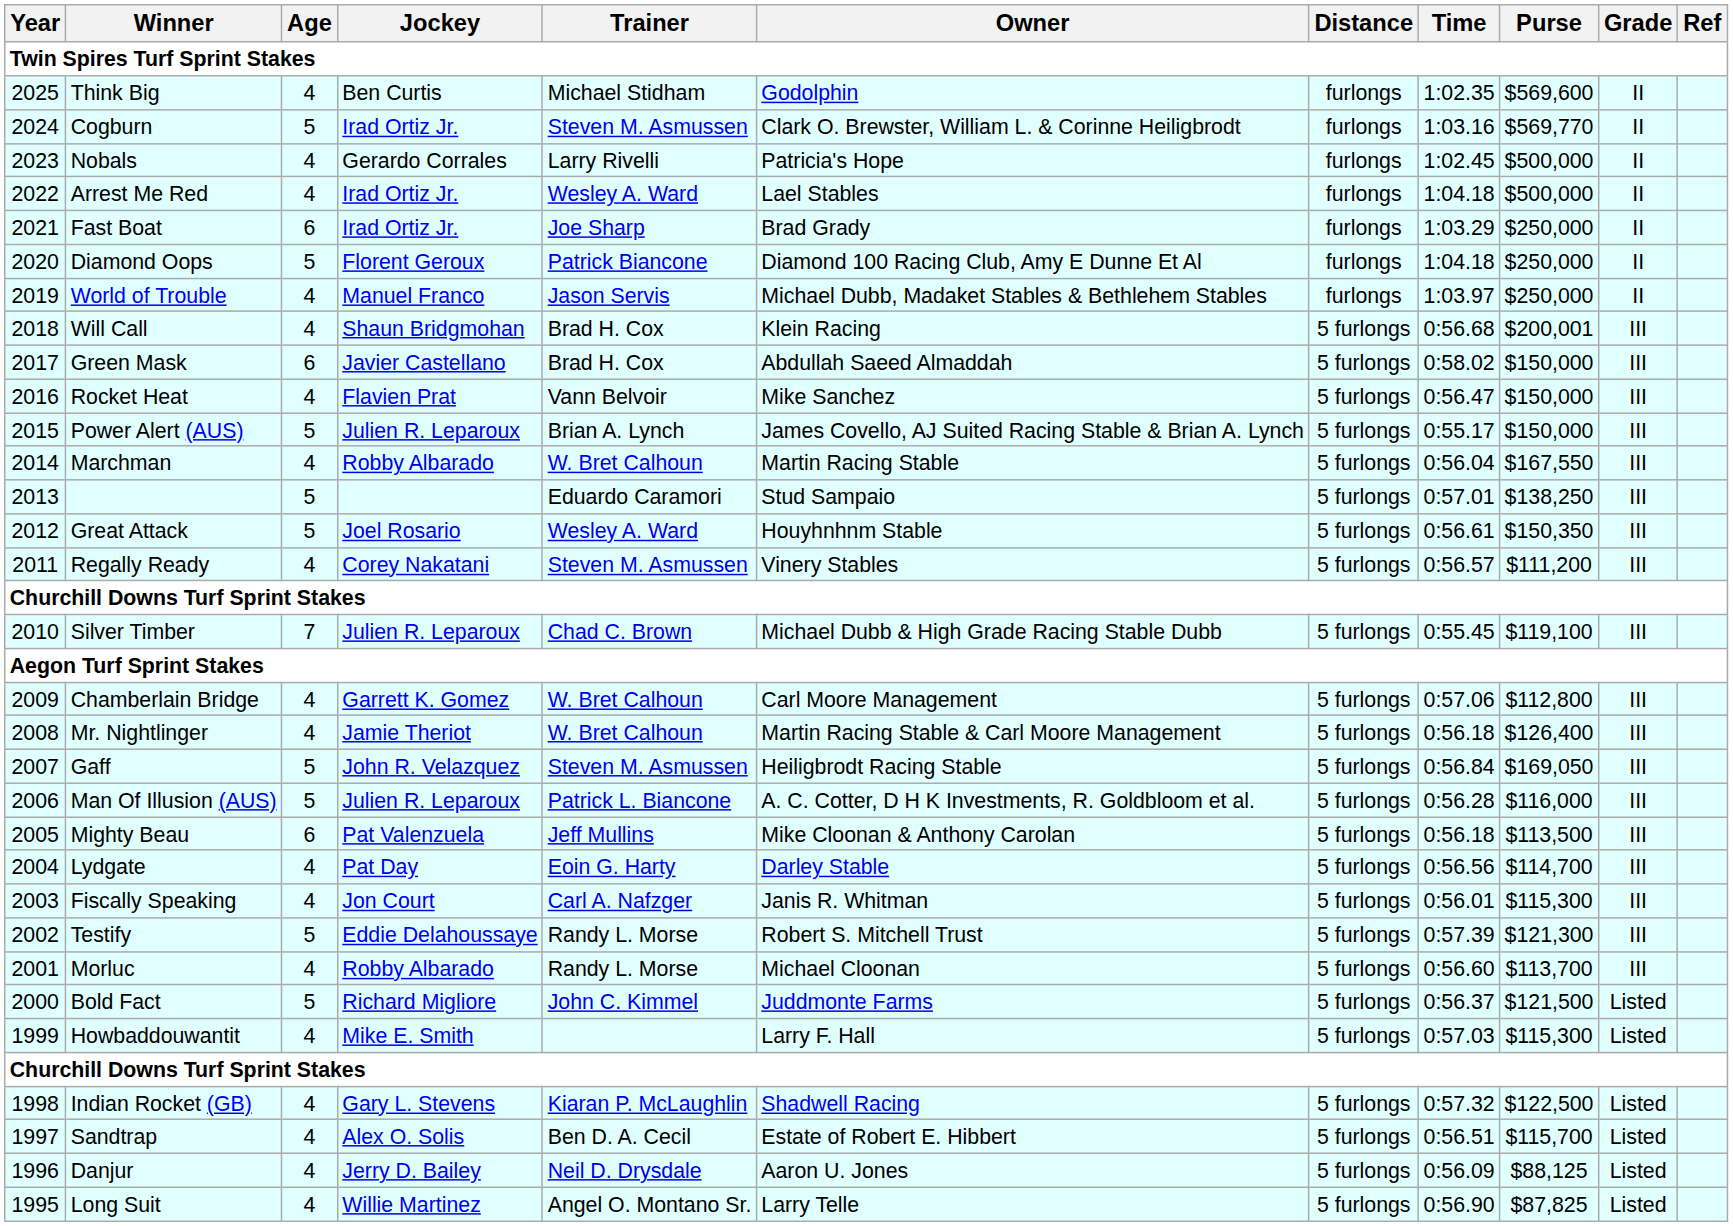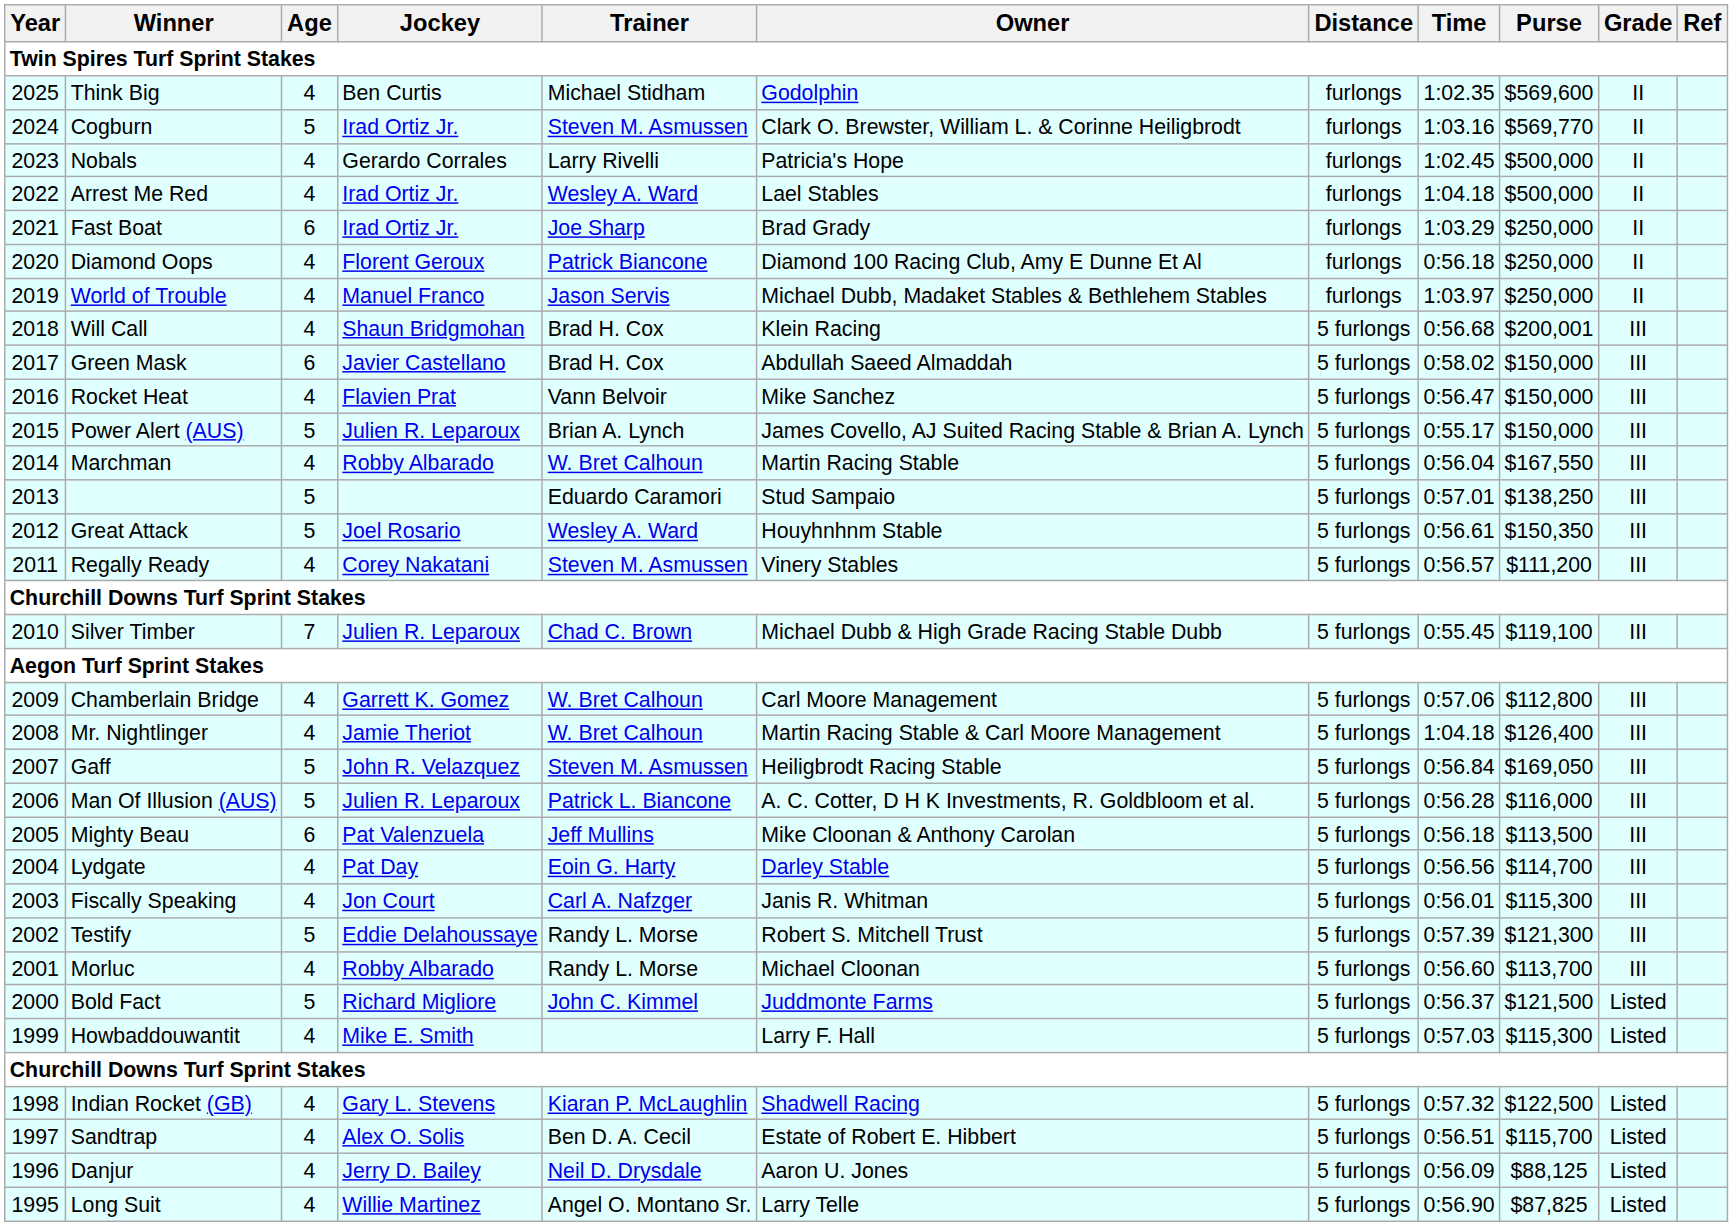(309, 261) 5 -> (309, 261) 4
(1459, 261) 1:04.18 -> (1459, 261) 0:56.18
(1459, 733) 0:56.18 -> (1459, 733) 1:04.18
